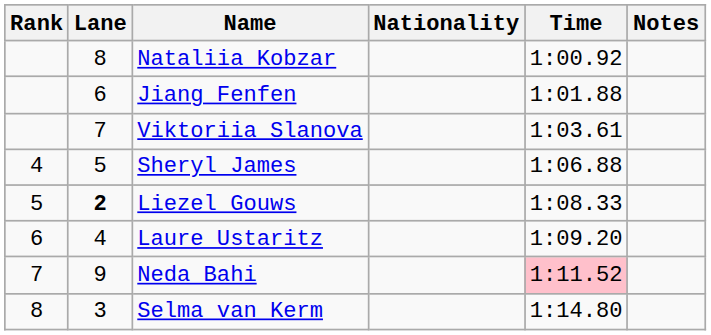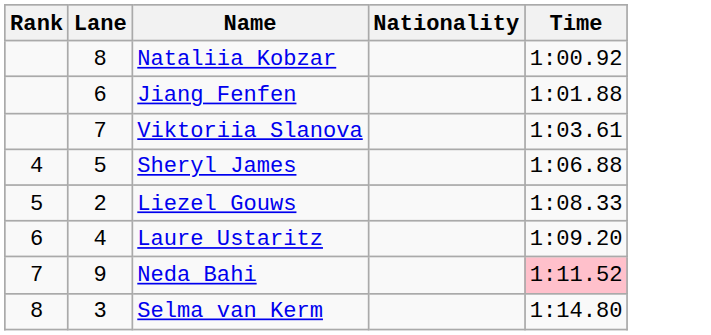- column: (666, 23)
(100, 203) bold -> (100, 203) normal
